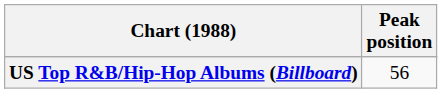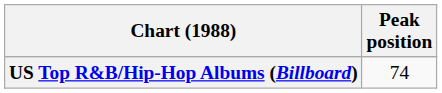(399, 72) 56 -> (399, 72) 74
